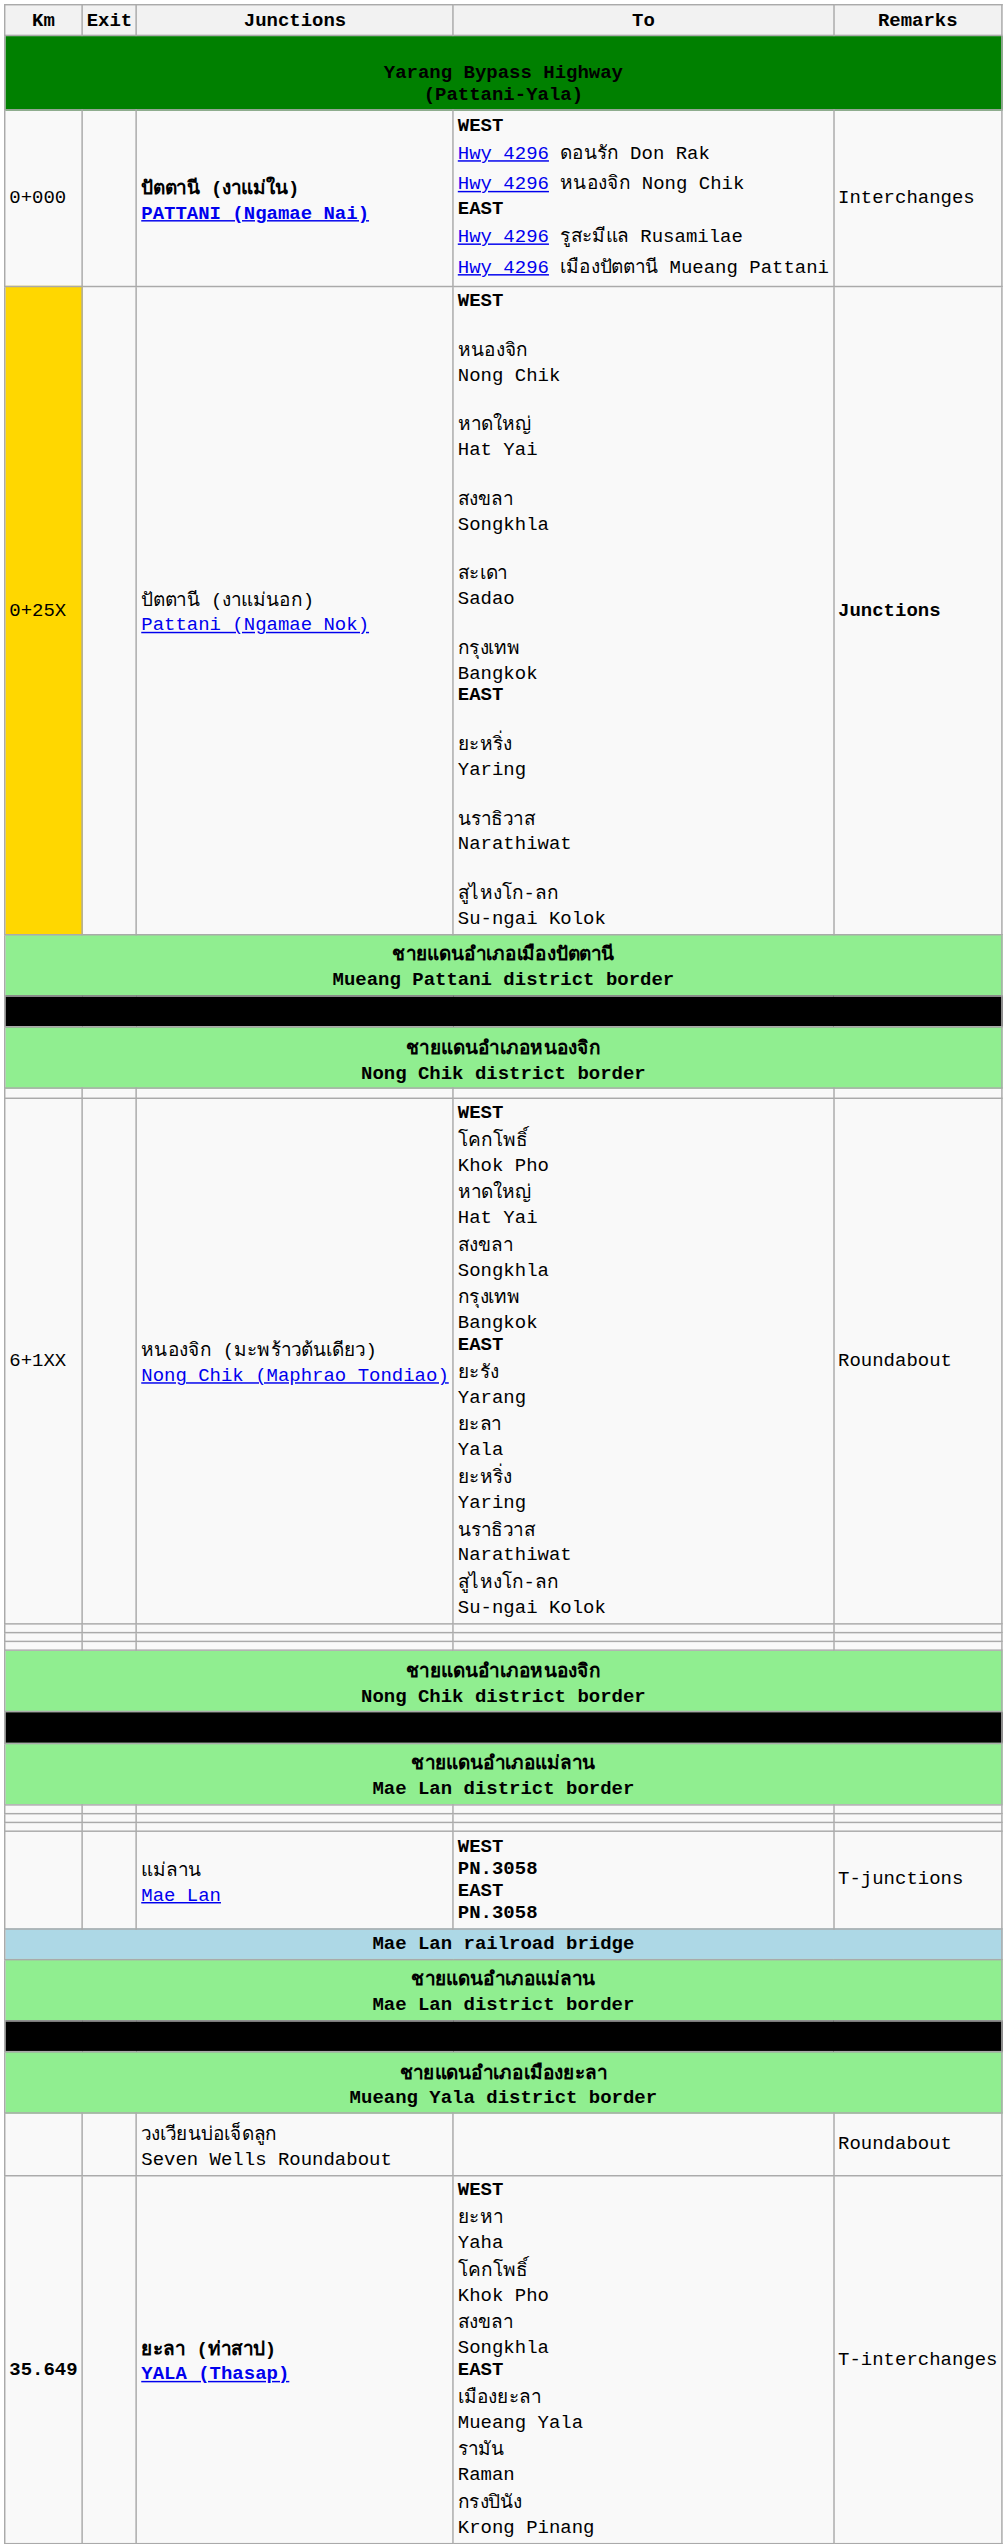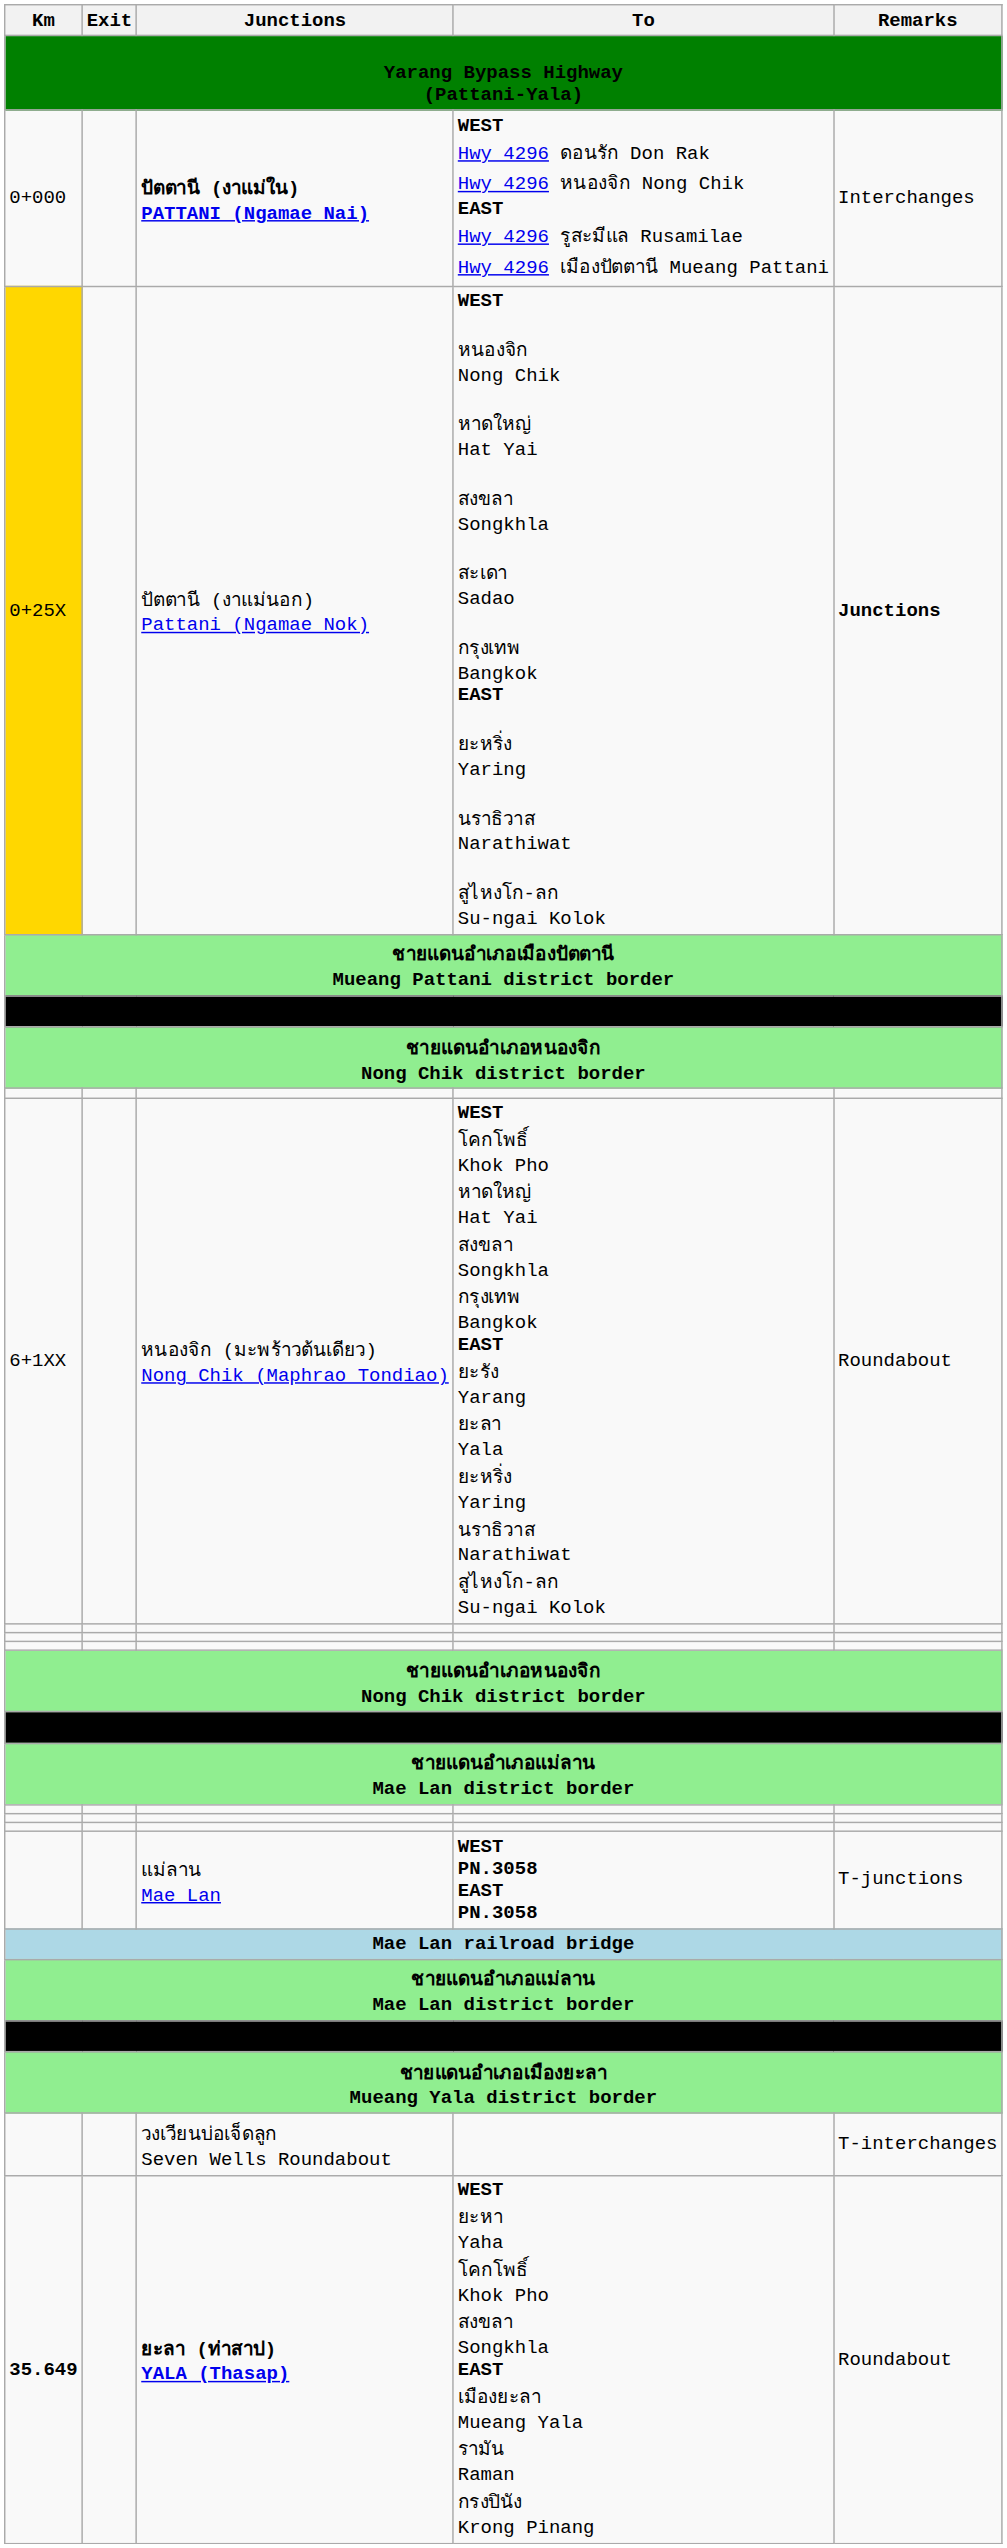(895, 2144) Roundabout -> (918, 2144) T-interchanges
(918, 2359) T-interchanges -> (895, 2359) Roundabout
